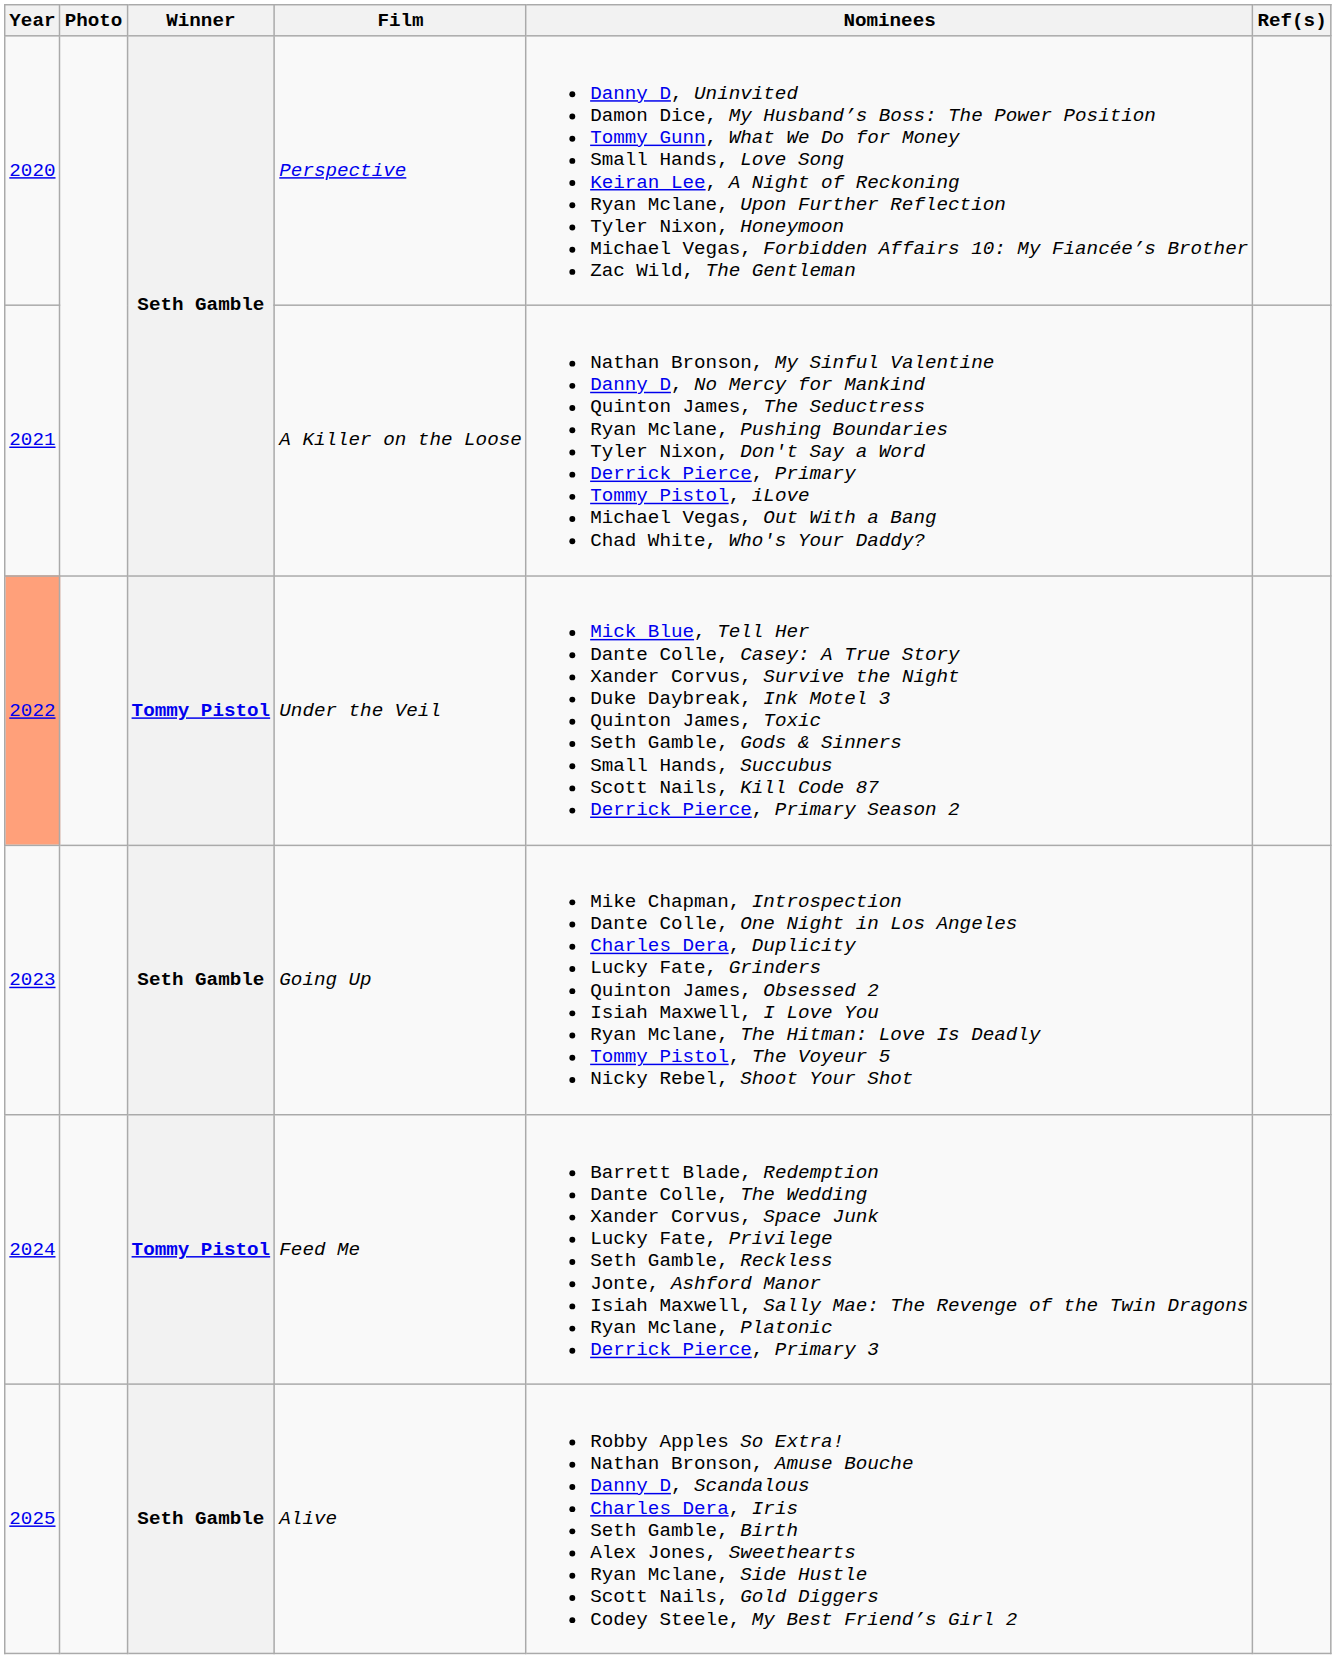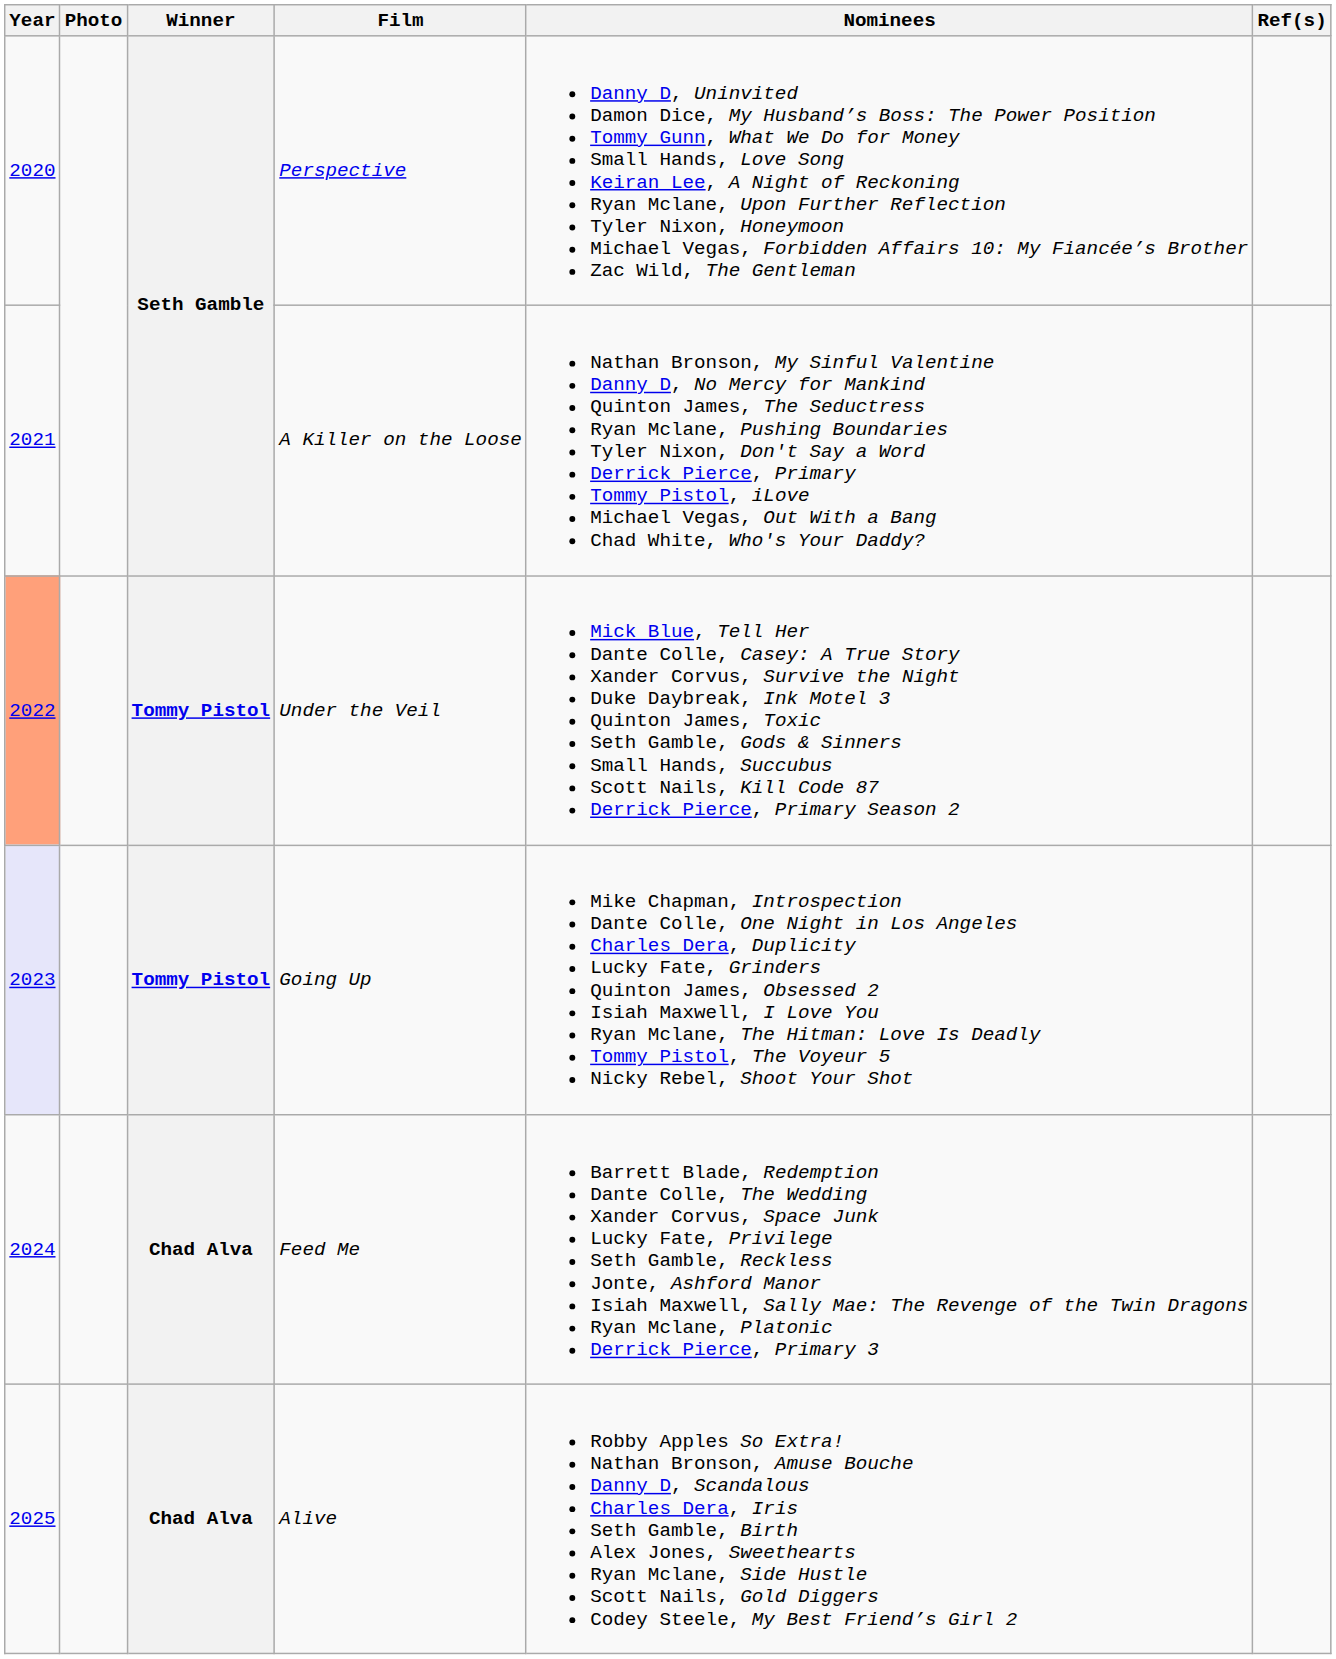(32, 980) no background -> (32, 980) lavender background
(201, 980) Seth Gamble -> (201, 980) Tommy Pistol
(201, 1249) Tommy Pistol -> (201, 1249) Chad Alva
(201, 1519) Seth Gamble -> (201, 1519) Chad Alva
